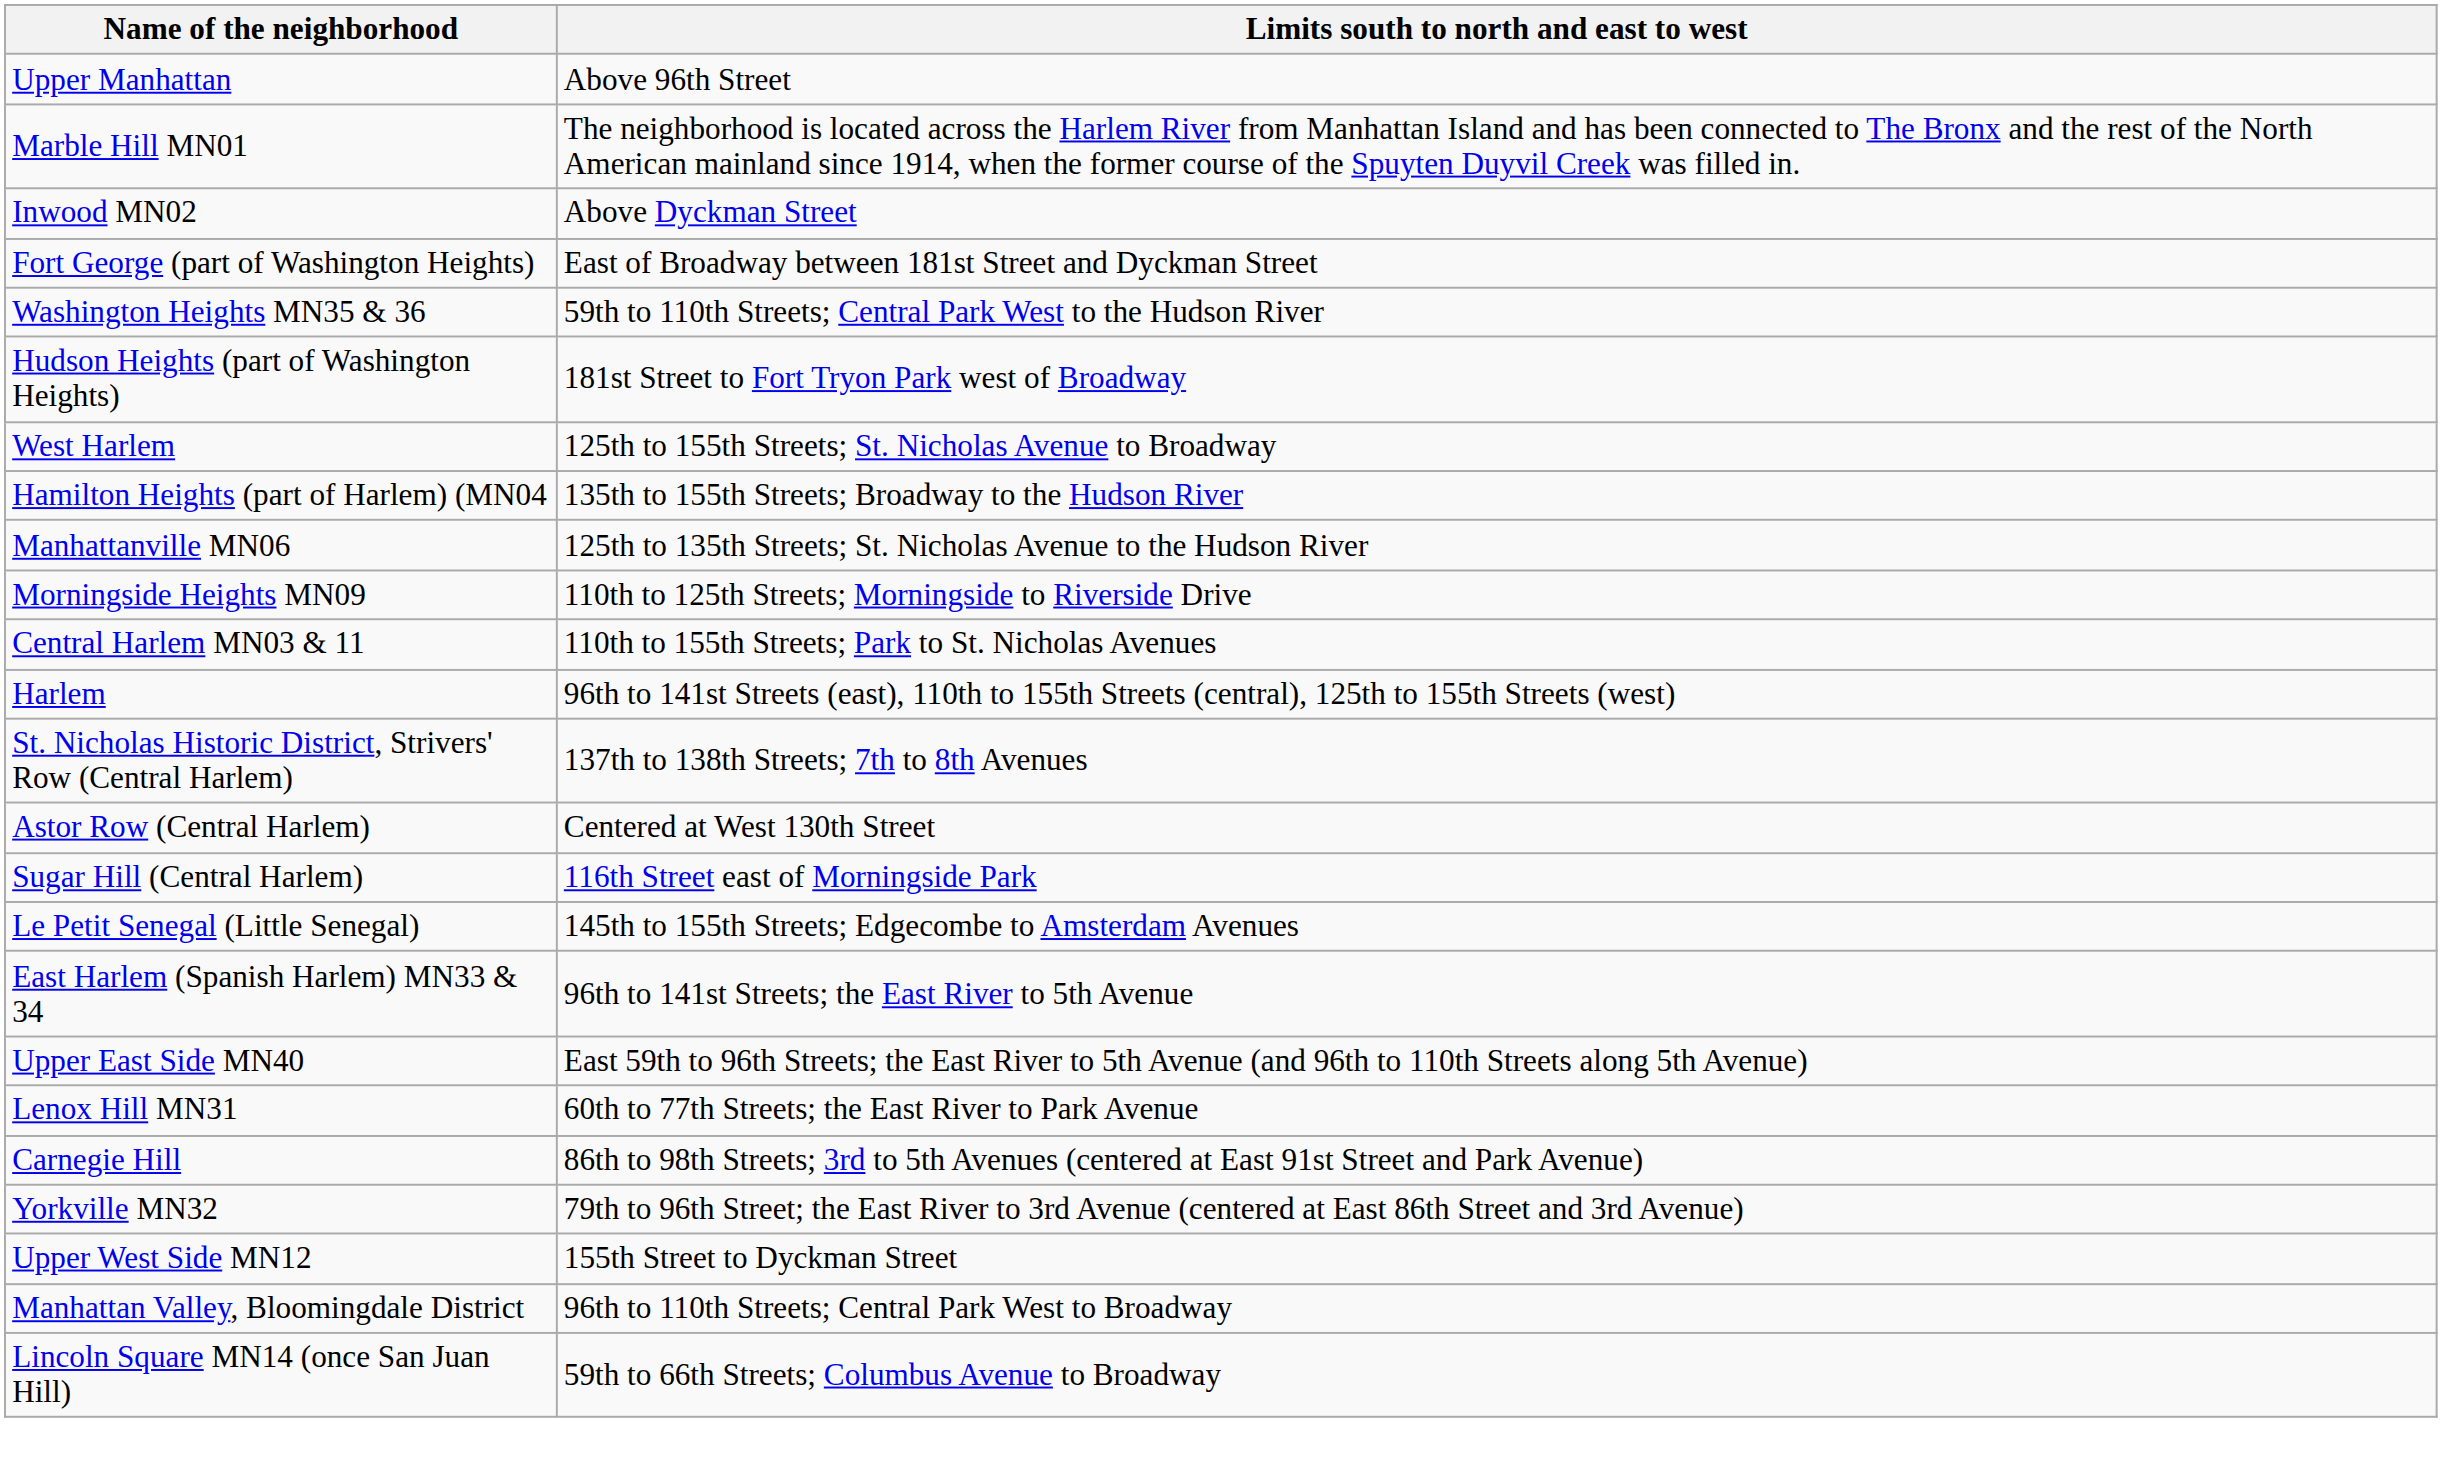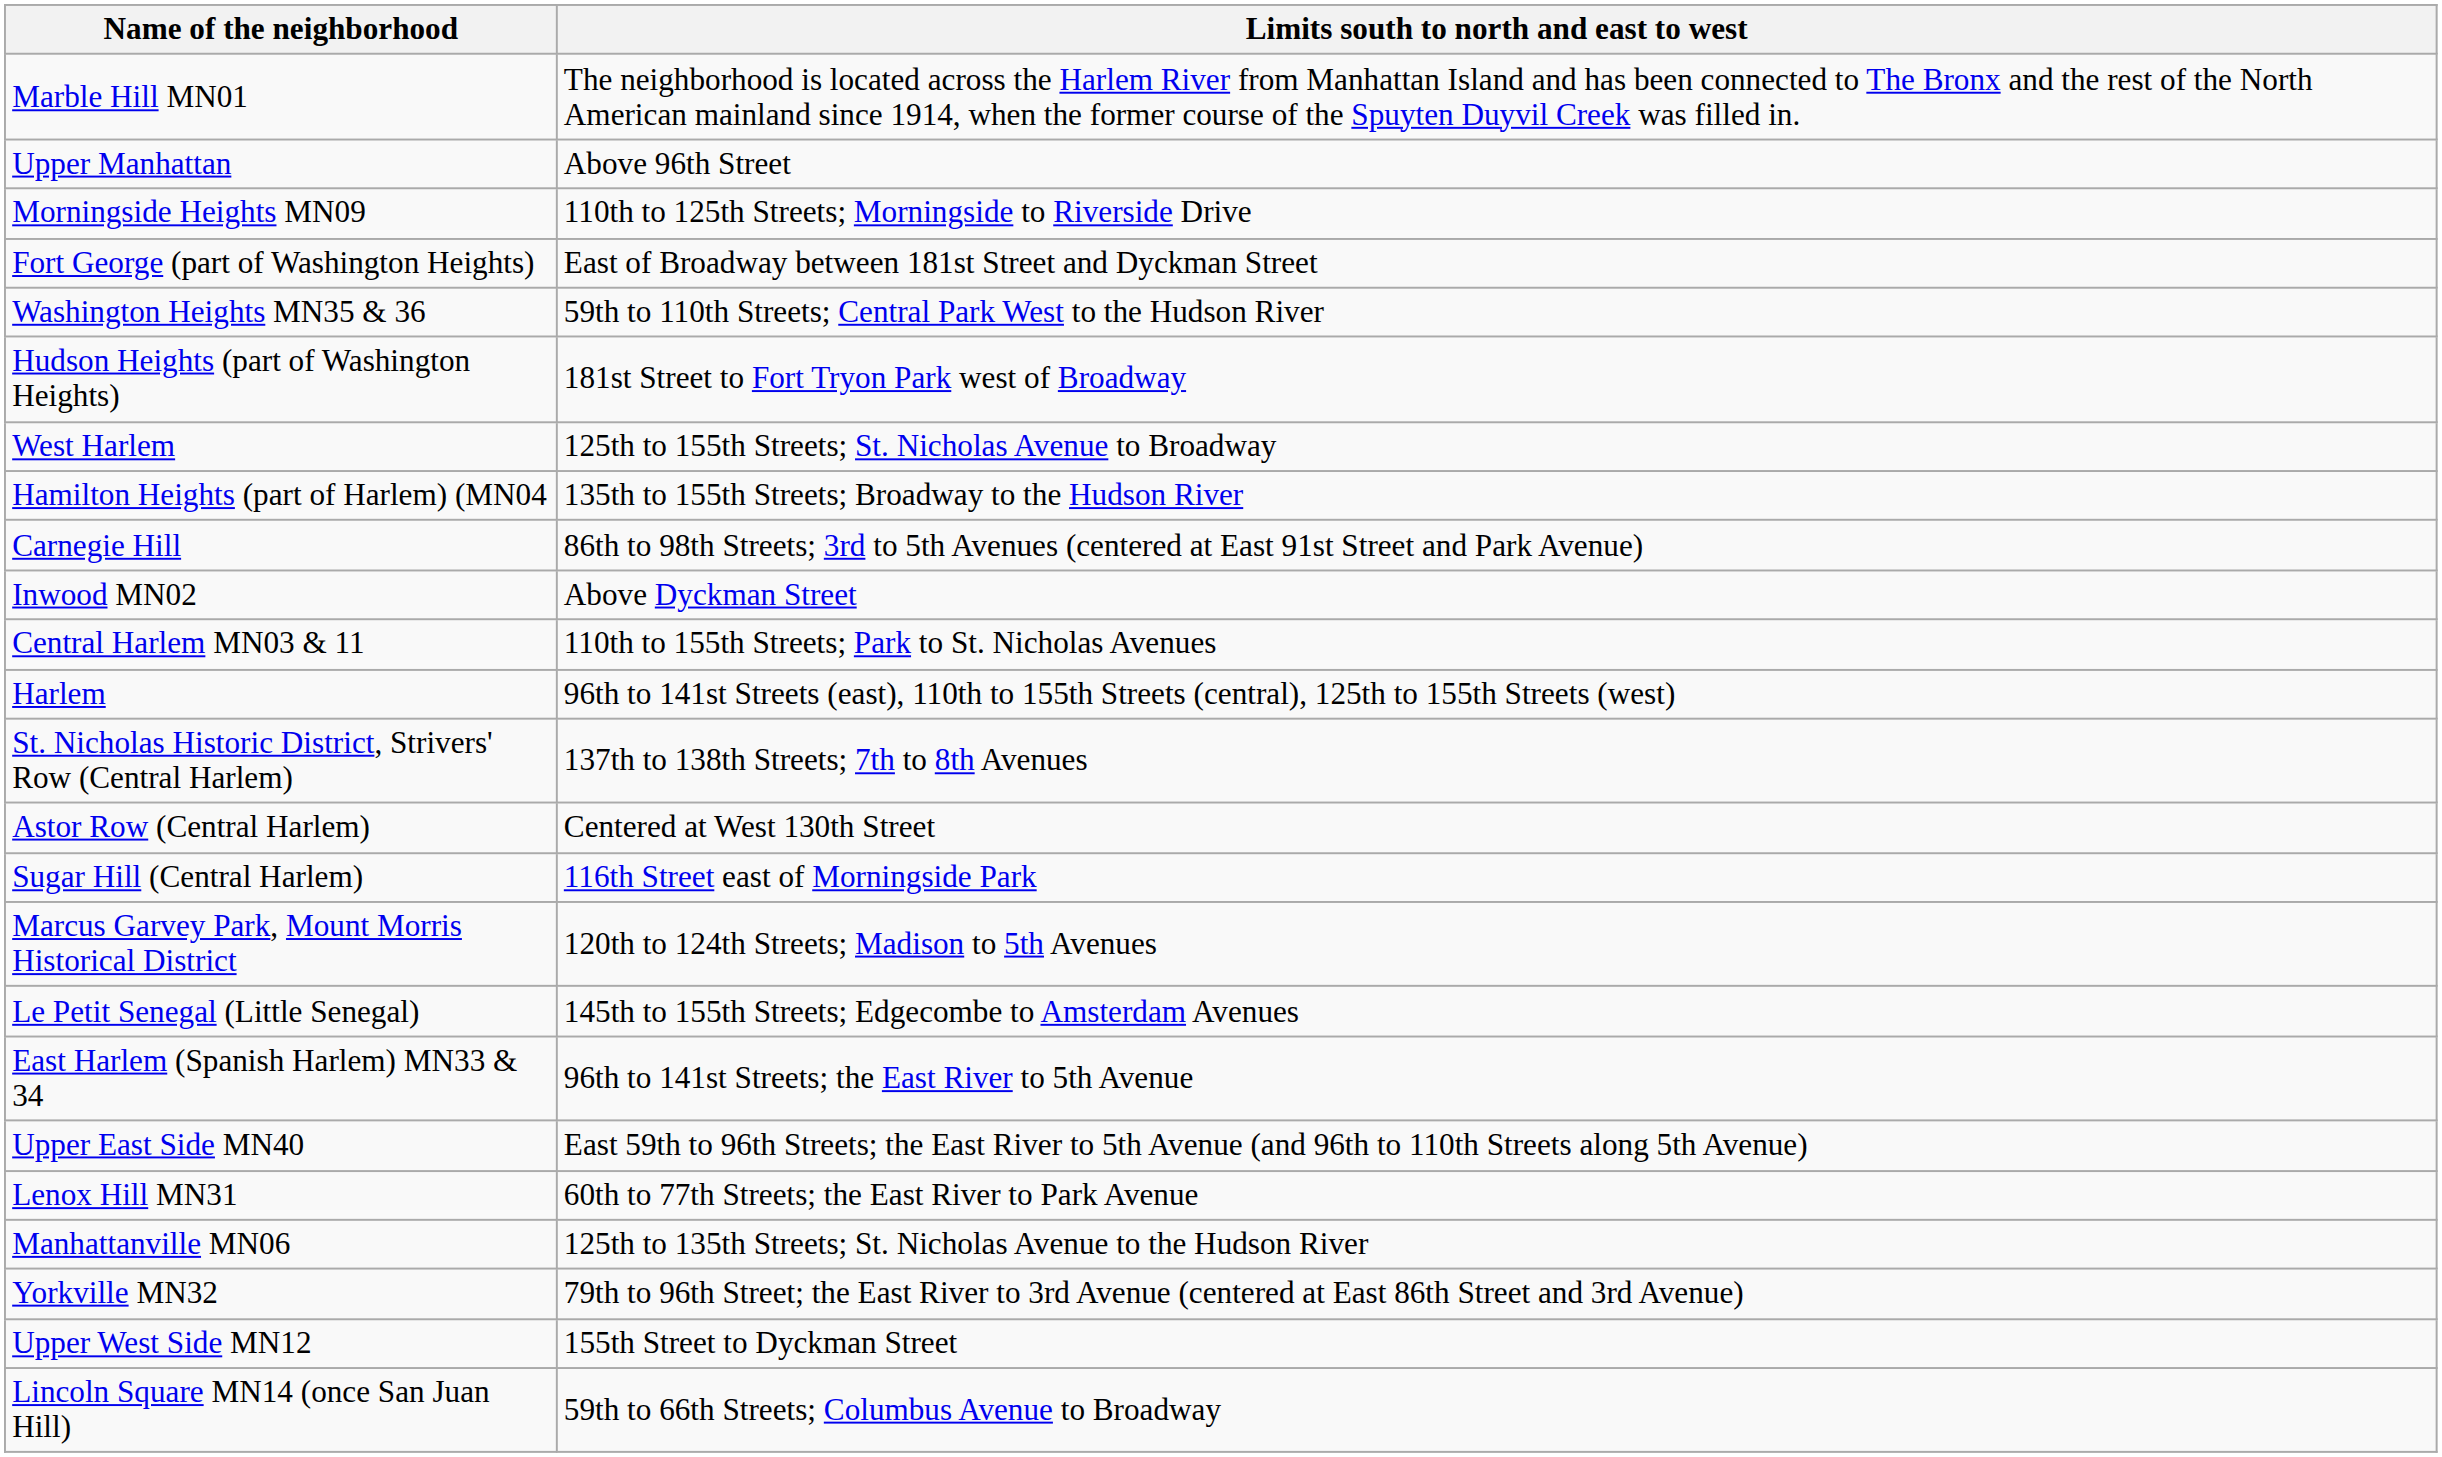rows swapped: (122, 78) <-> (130, 145)
rows swapped: (104, 212) <-> (189, 594)
rows swapped: (151, 544) <-> (97, 1159)
+ row: (237, 943)
- row: (268, 1307)
